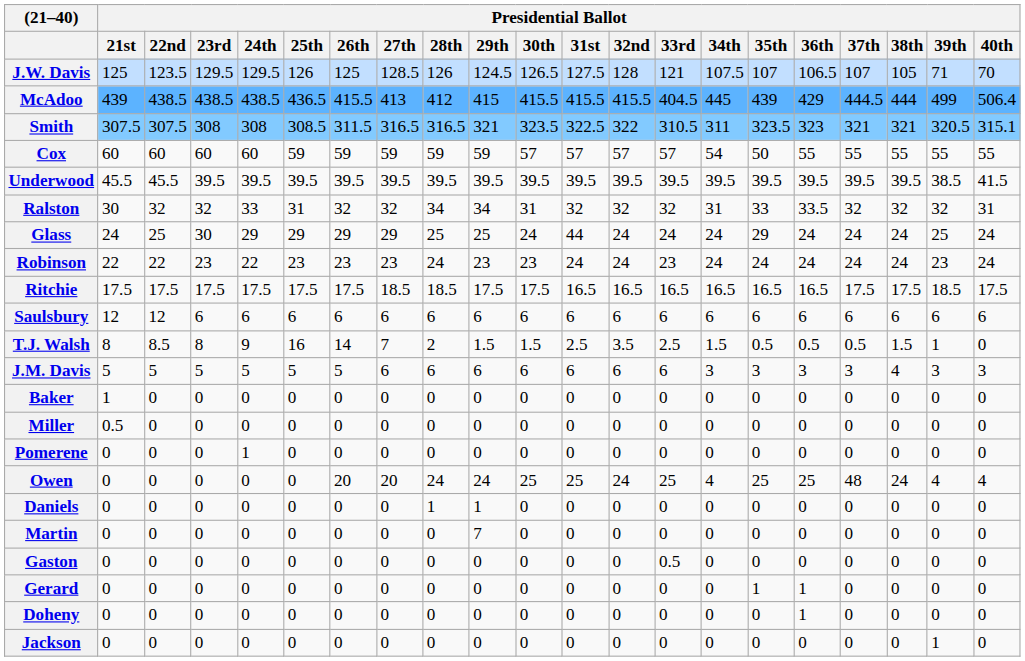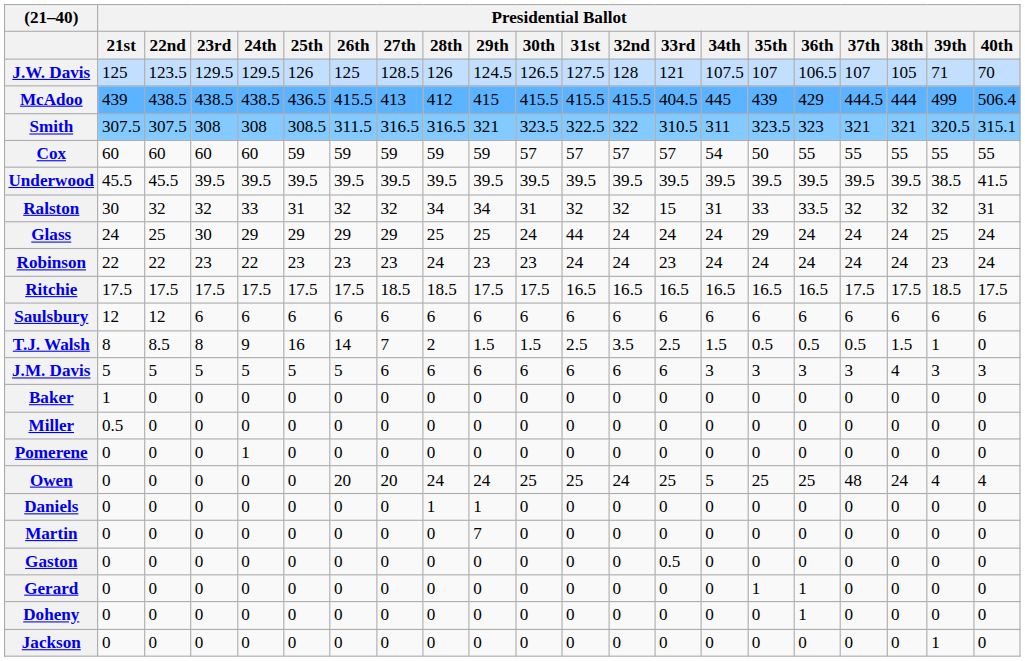(667, 208) 32 -> (667, 208) 15
(710, 479) 4 -> (710, 479) 5
